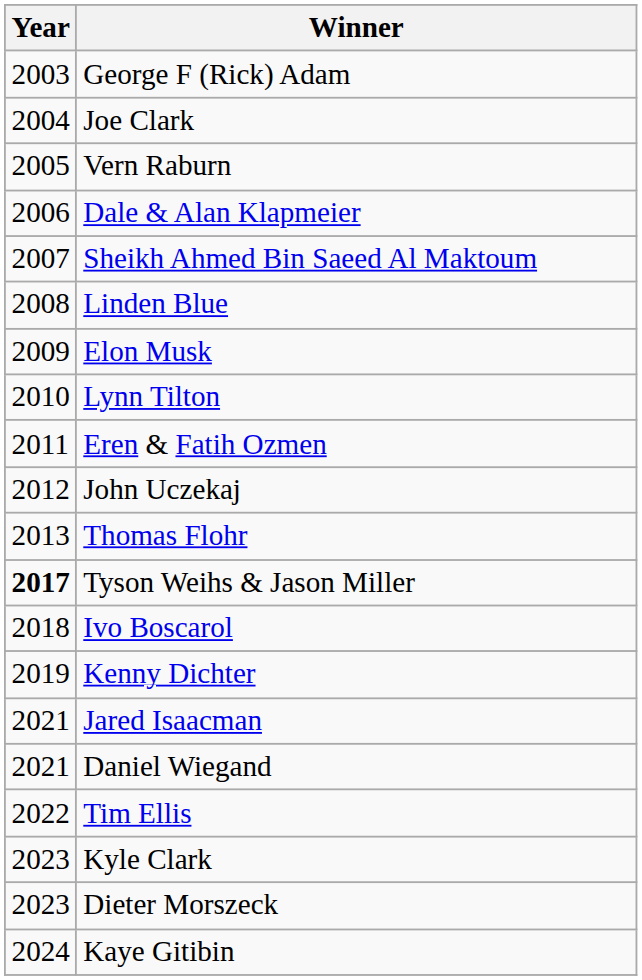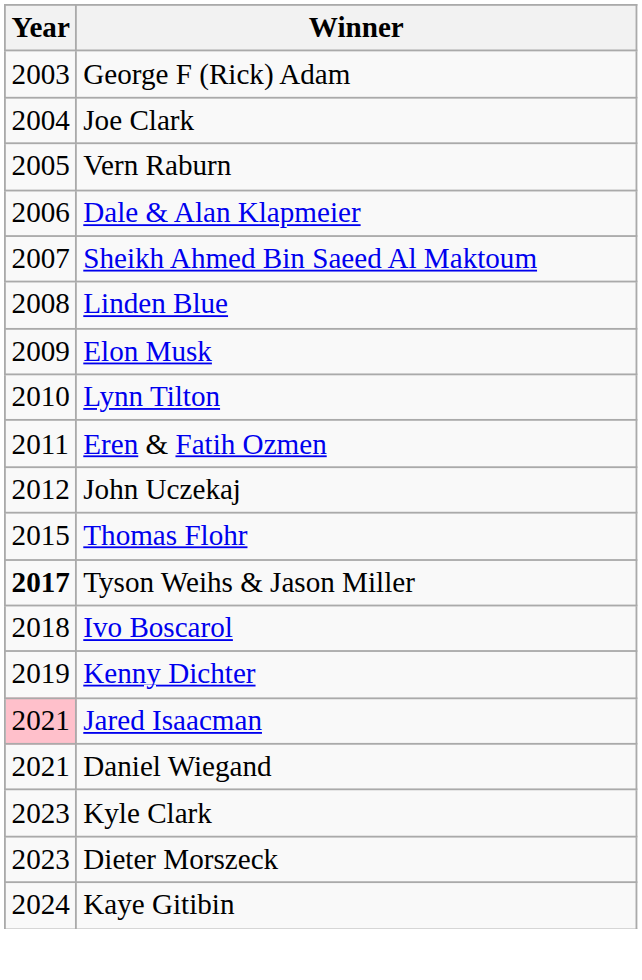(41, 535) 2013 -> (41, 535) 2015
(41, 720) no background -> (41, 720) pink background
- row: (137, 812)
